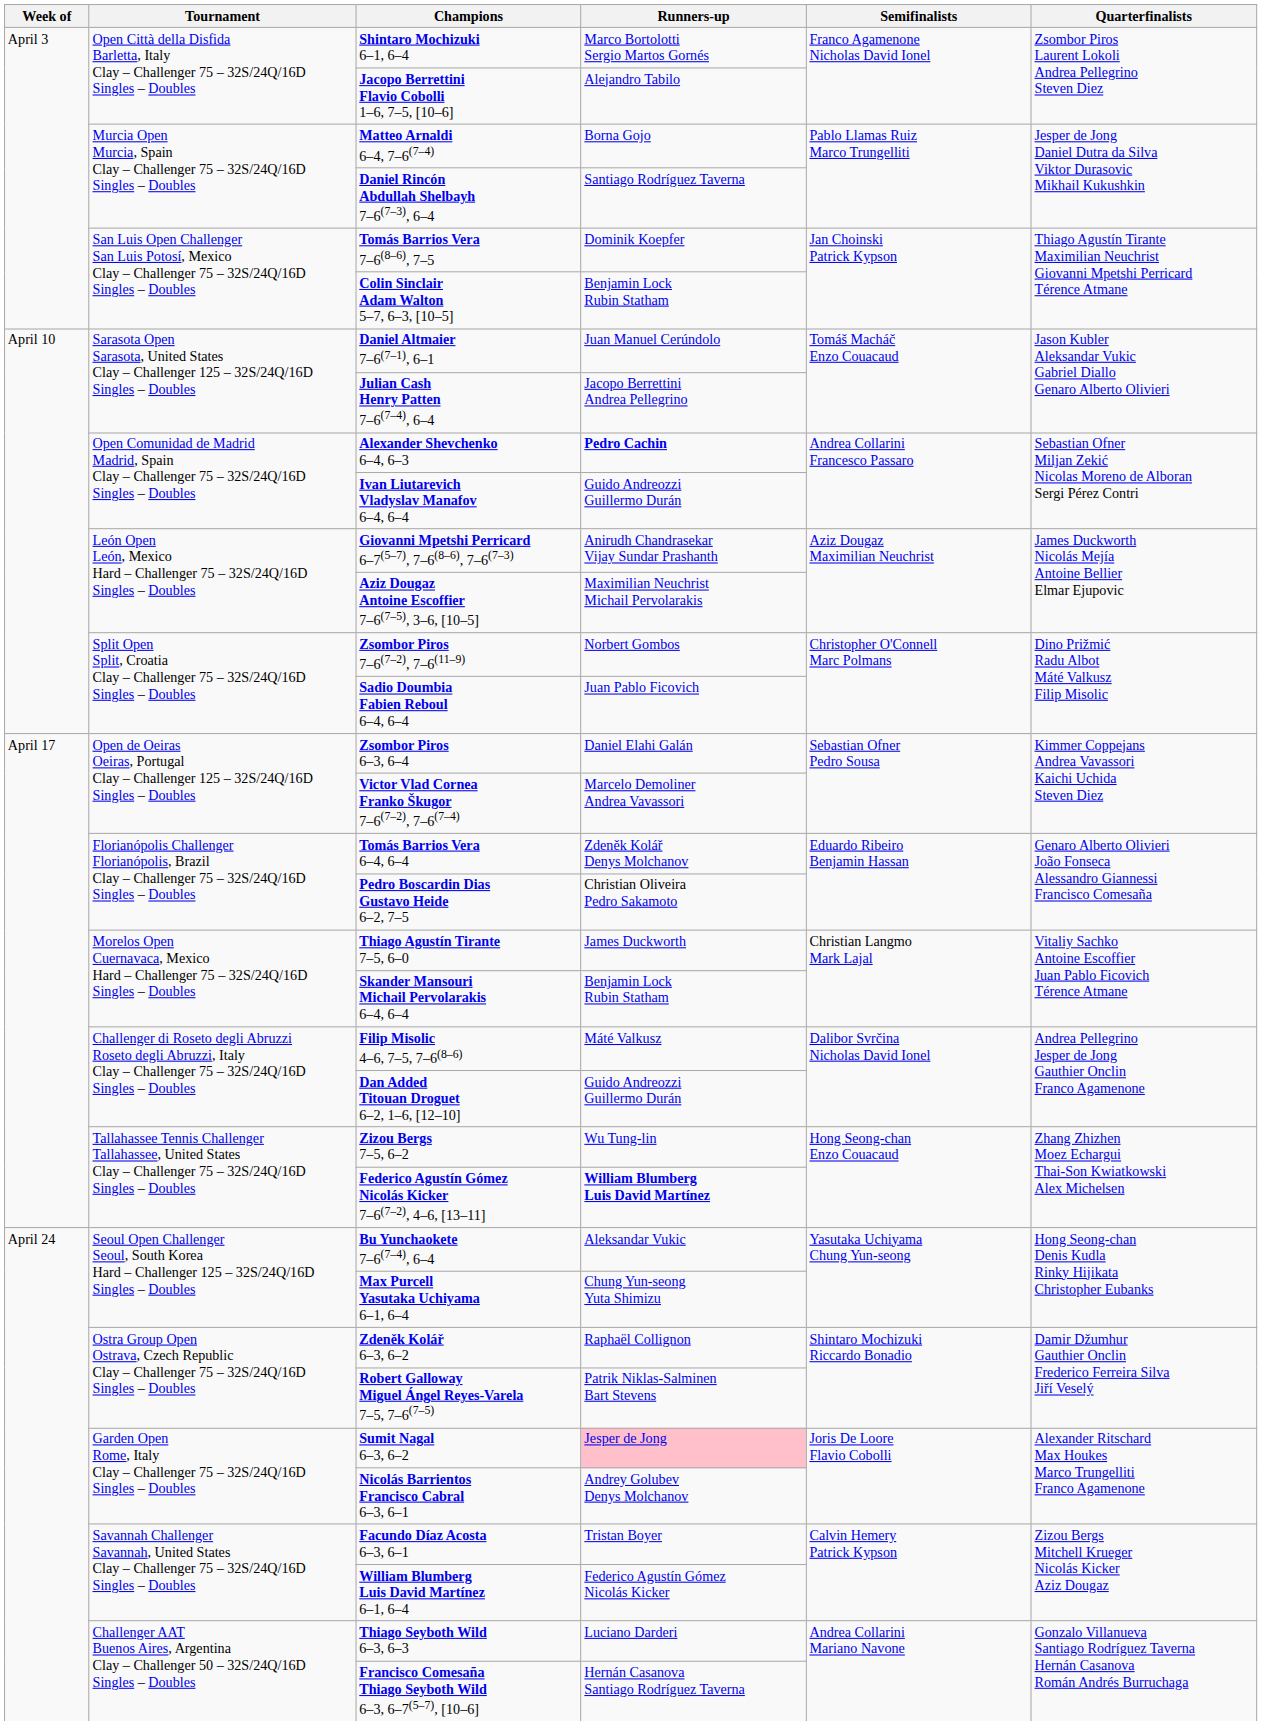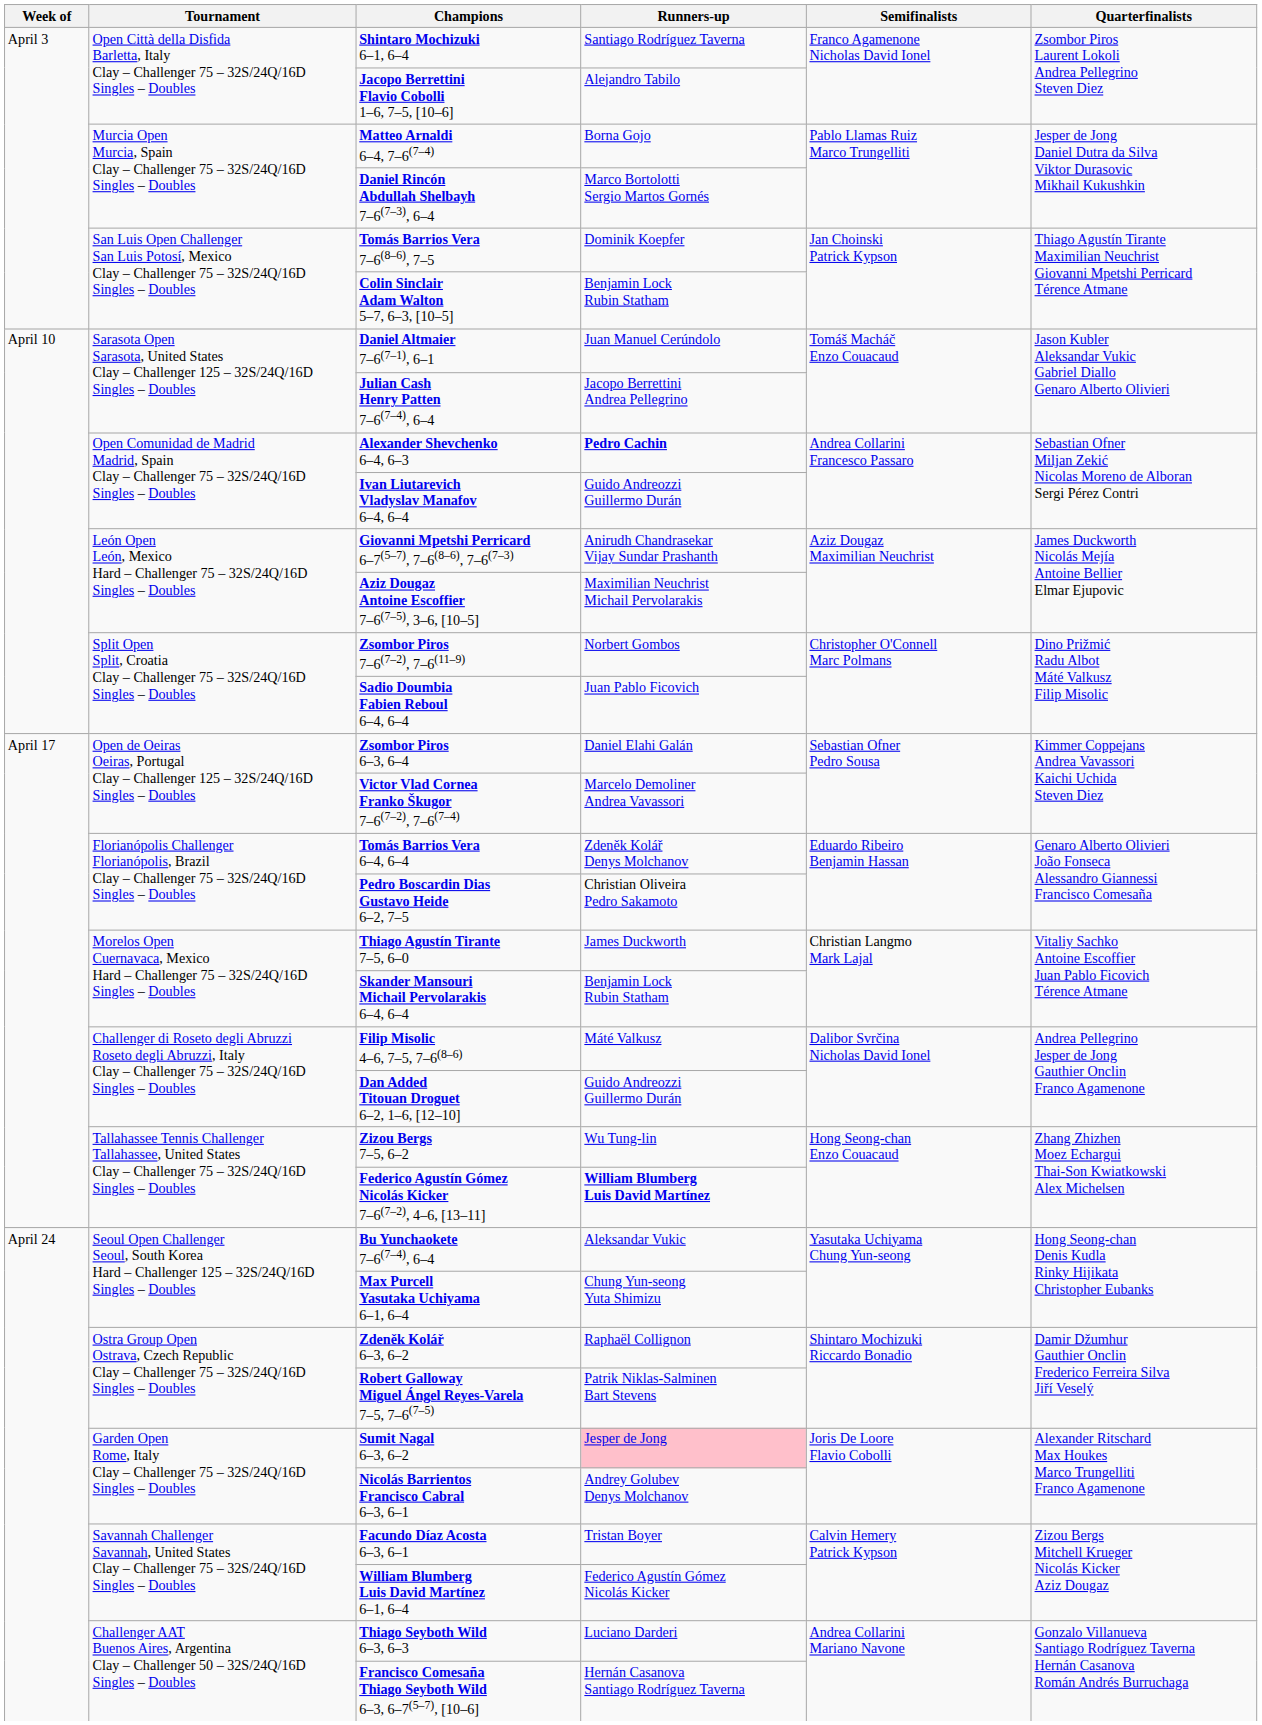(647, 47) Marco Bortolotti Sergio Martos Gornés -> (665, 39) Santiago Rodríguez Taverna
(665, 179) Santiago Rodríguez Taverna -> (647, 187) Marco Bortolotti Sergio Martos Gornés
